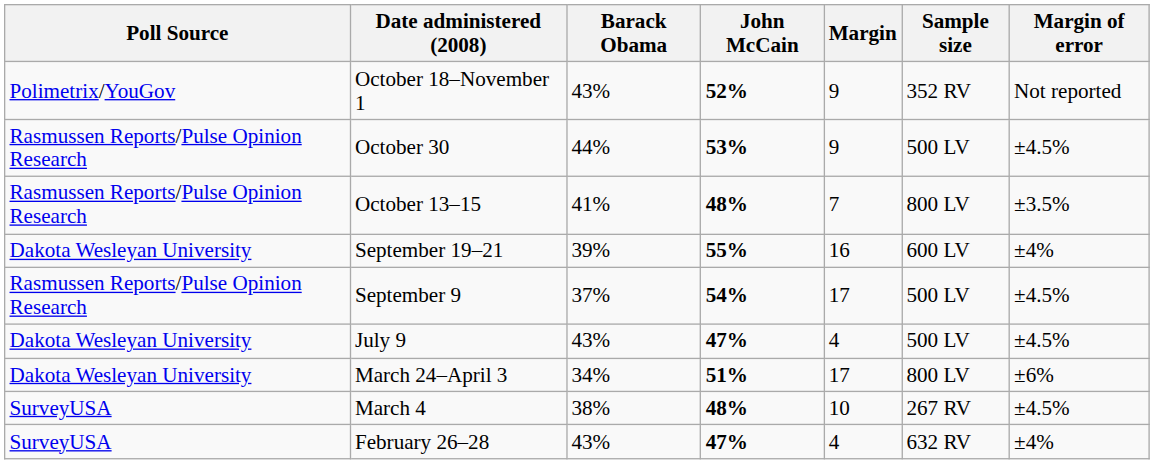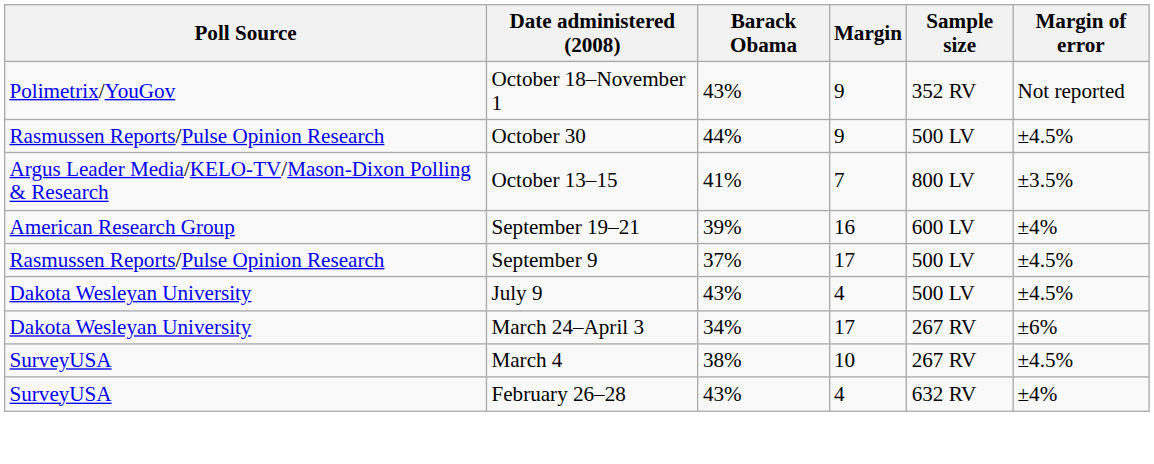- column: (762, 33)
(156, 204) Rasmussen Reports/Pulse Opinion Research -> (240, 181) Argus Leader Media/KELO-TV/Mason-Dixon Polling & Research
(130, 250) Dakota Wesleyan University -> (122, 226) American Research Group
(938, 374) 800 LV -> (944, 326) 267 RV
